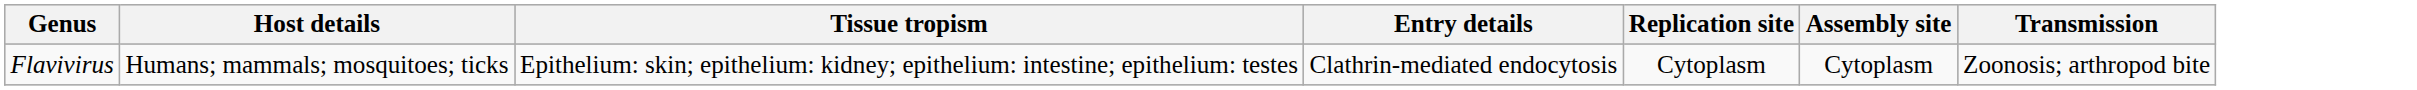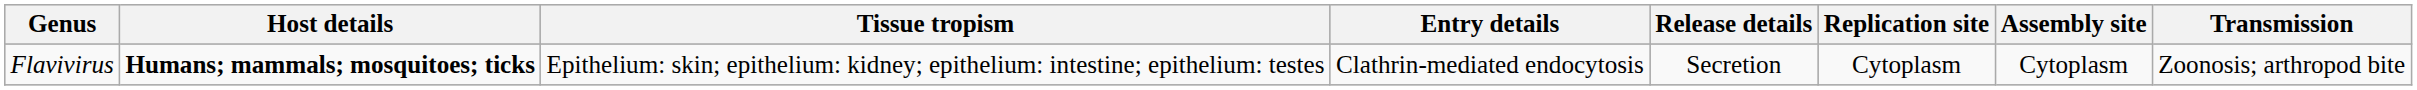+ column: (1734, 24)
(317, 64) normal -> (330, 64) bold
